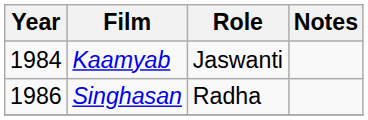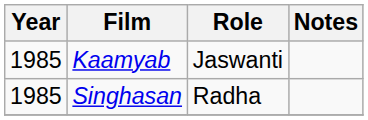(36, 59) 1984 -> (36, 59) 1985
(36, 96) 1986 -> (36, 96) 1985
